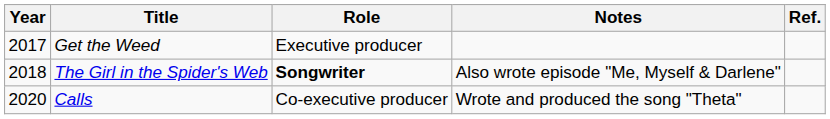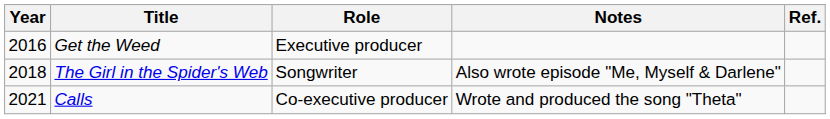(28, 45) 2017 -> (28, 45) 2016
(320, 72) bold -> (317, 72) normal
(28, 99) 2020 -> (28, 99) 2021
